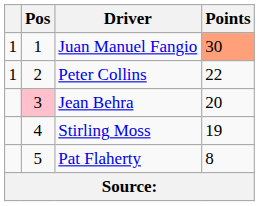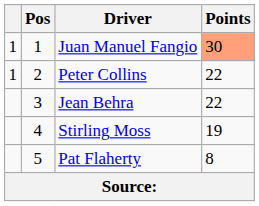(38, 102) pink background -> (38, 102) no background
(214, 102) 20 -> (214, 102) 22
